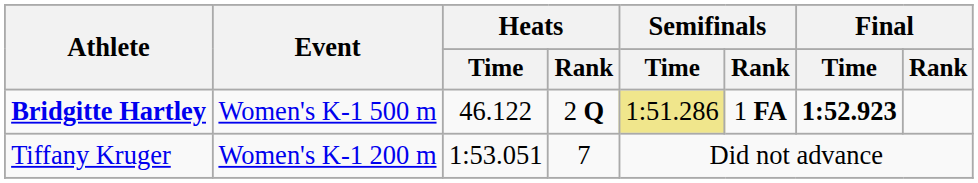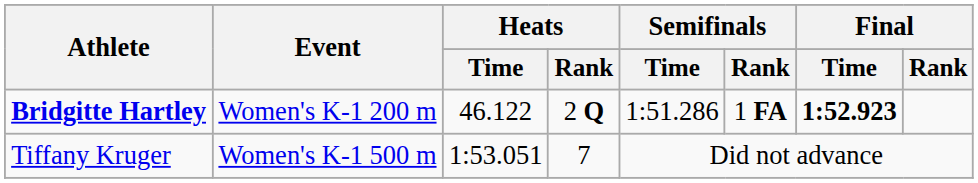(327, 111) Women's K-1 500 m -> (327, 111) Women's K-1 200 m
(672, 111) khaki background -> (672, 111) no background
(327, 155) Women's K-1 200 m -> (327, 155) Women's K-1 500 m
